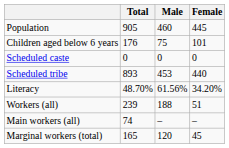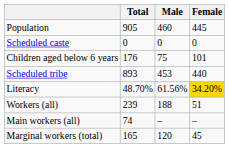rows swapped: (62, 43) <-> (38, 58)
(207, 89) no background -> (207, 89) gold background
